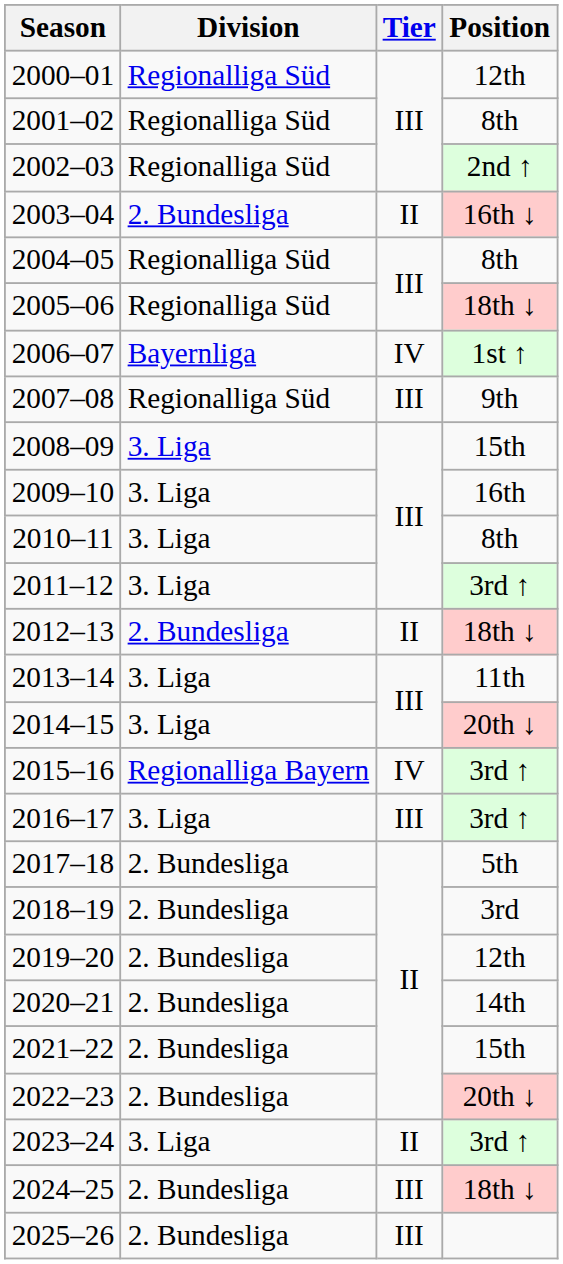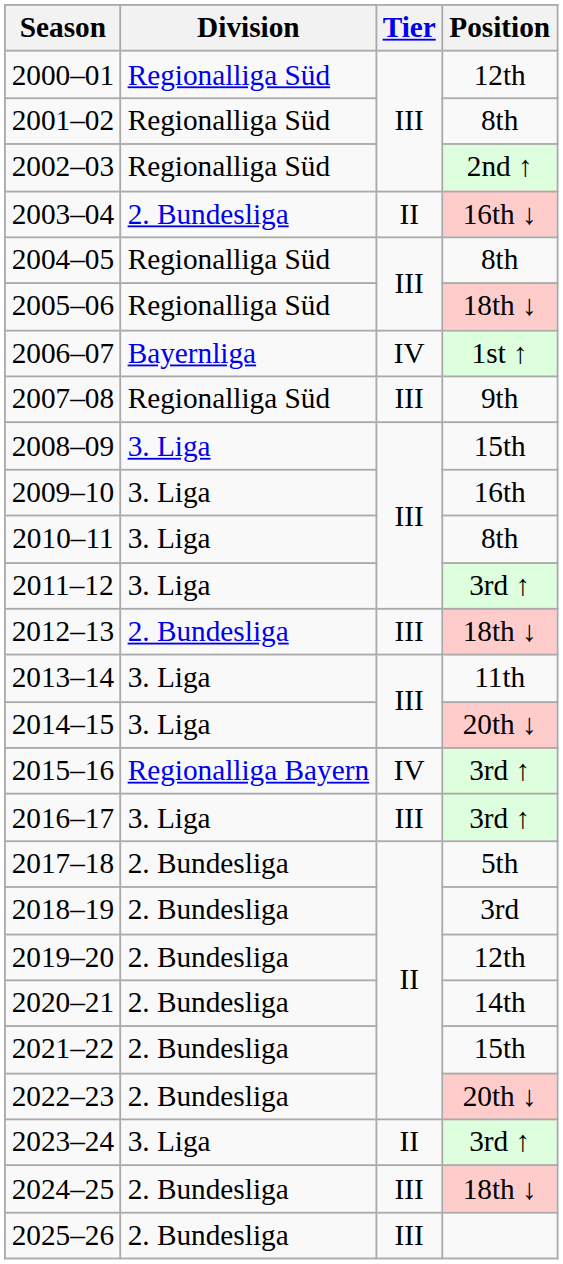(409, 631) II -> (409, 631) III
